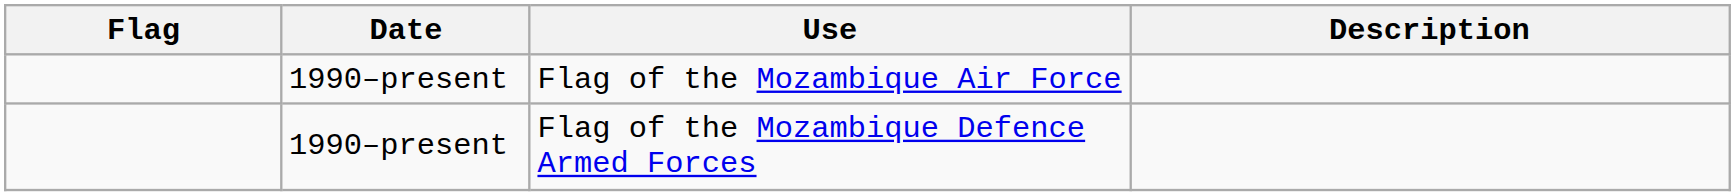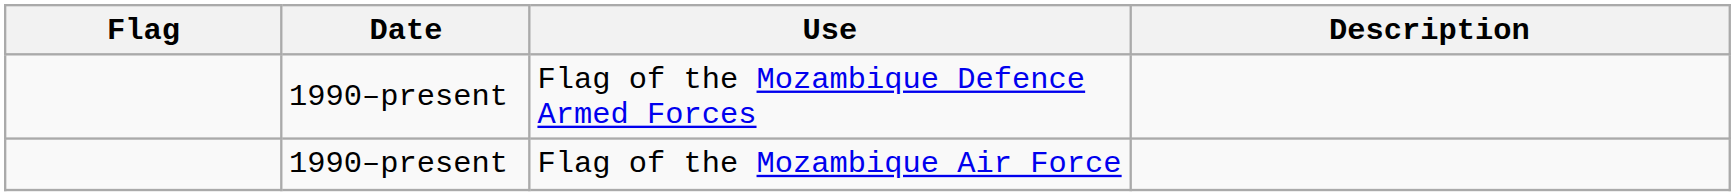rows swapped: (811, 147) <-> (830, 80)
